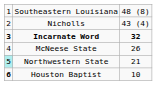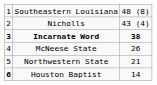(136, 36) 32 -> (136, 36) 38
(9, 62) paleturquoise background -> (9, 62) no background
(136, 74) 10 -> (136, 74) 14
